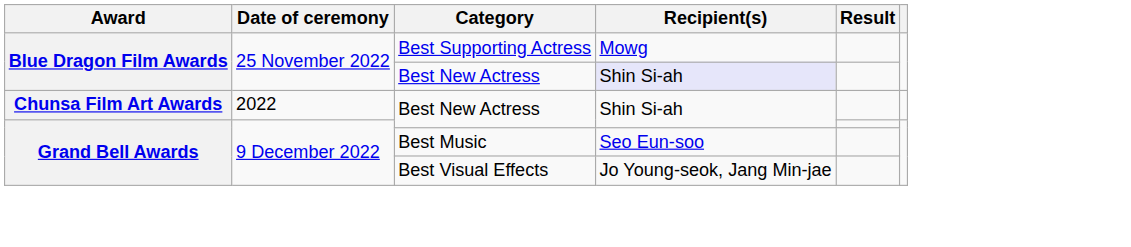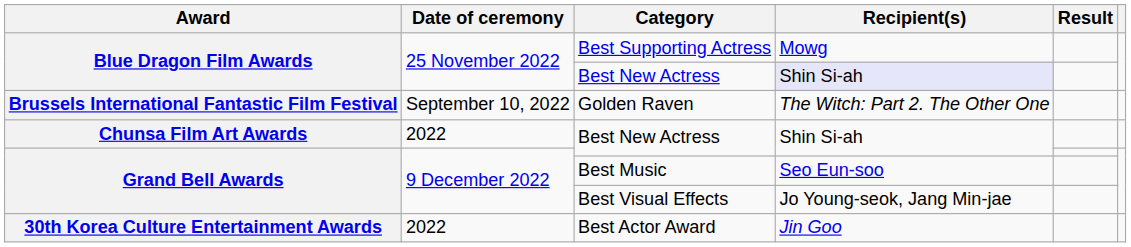+ row: (203, 104)
+ row: (203, 227)
